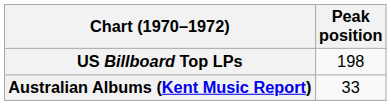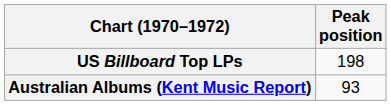(351, 87) 33 -> (351, 87) 93
